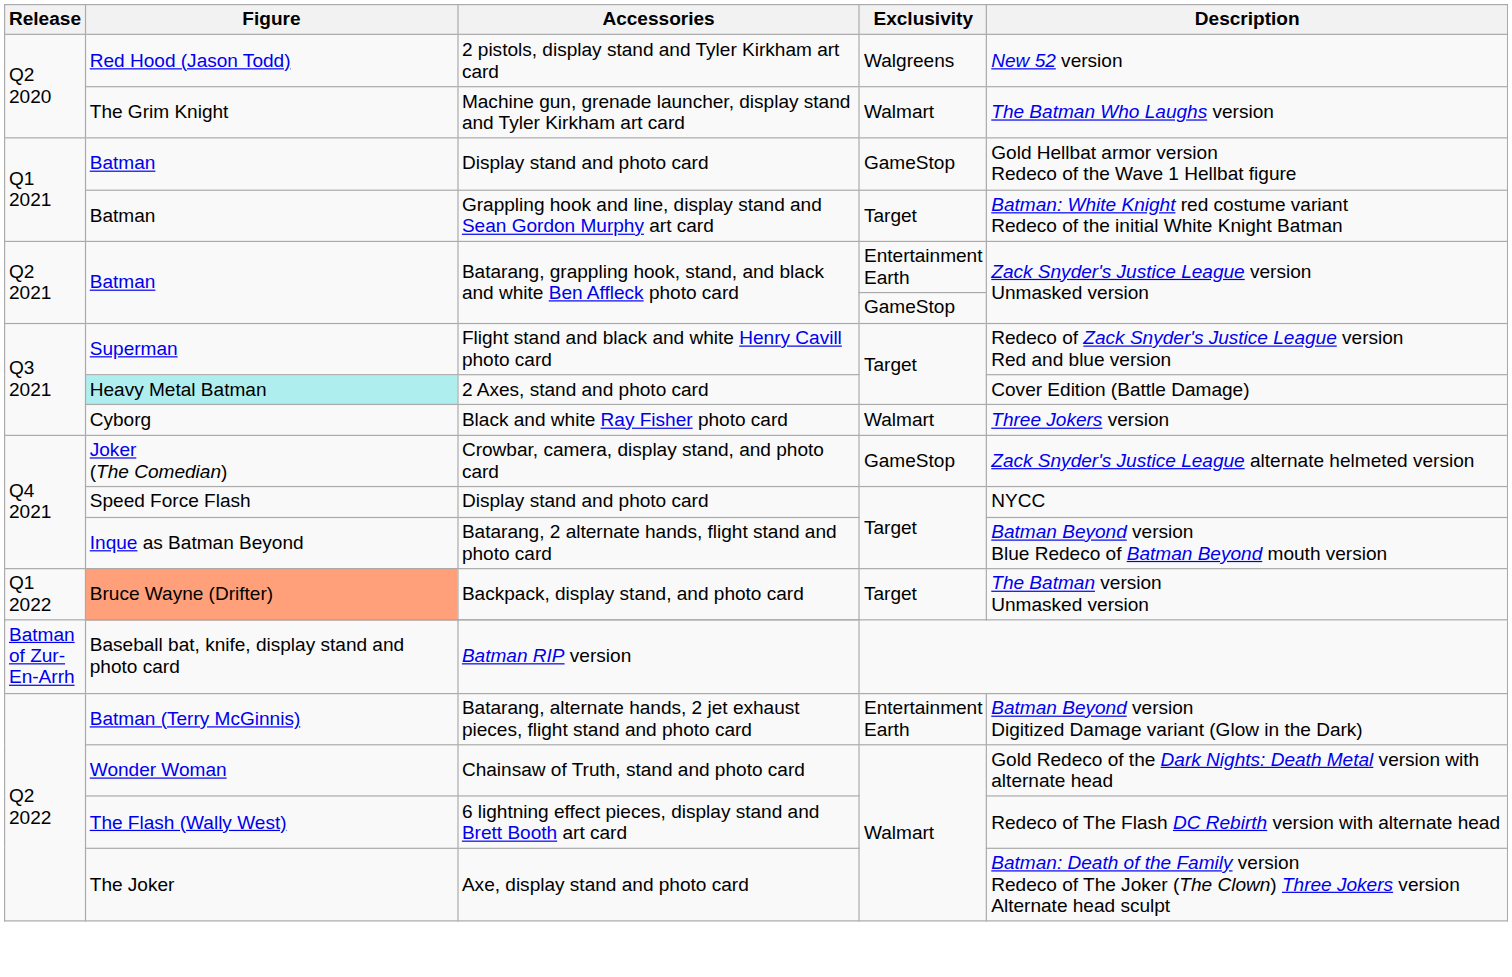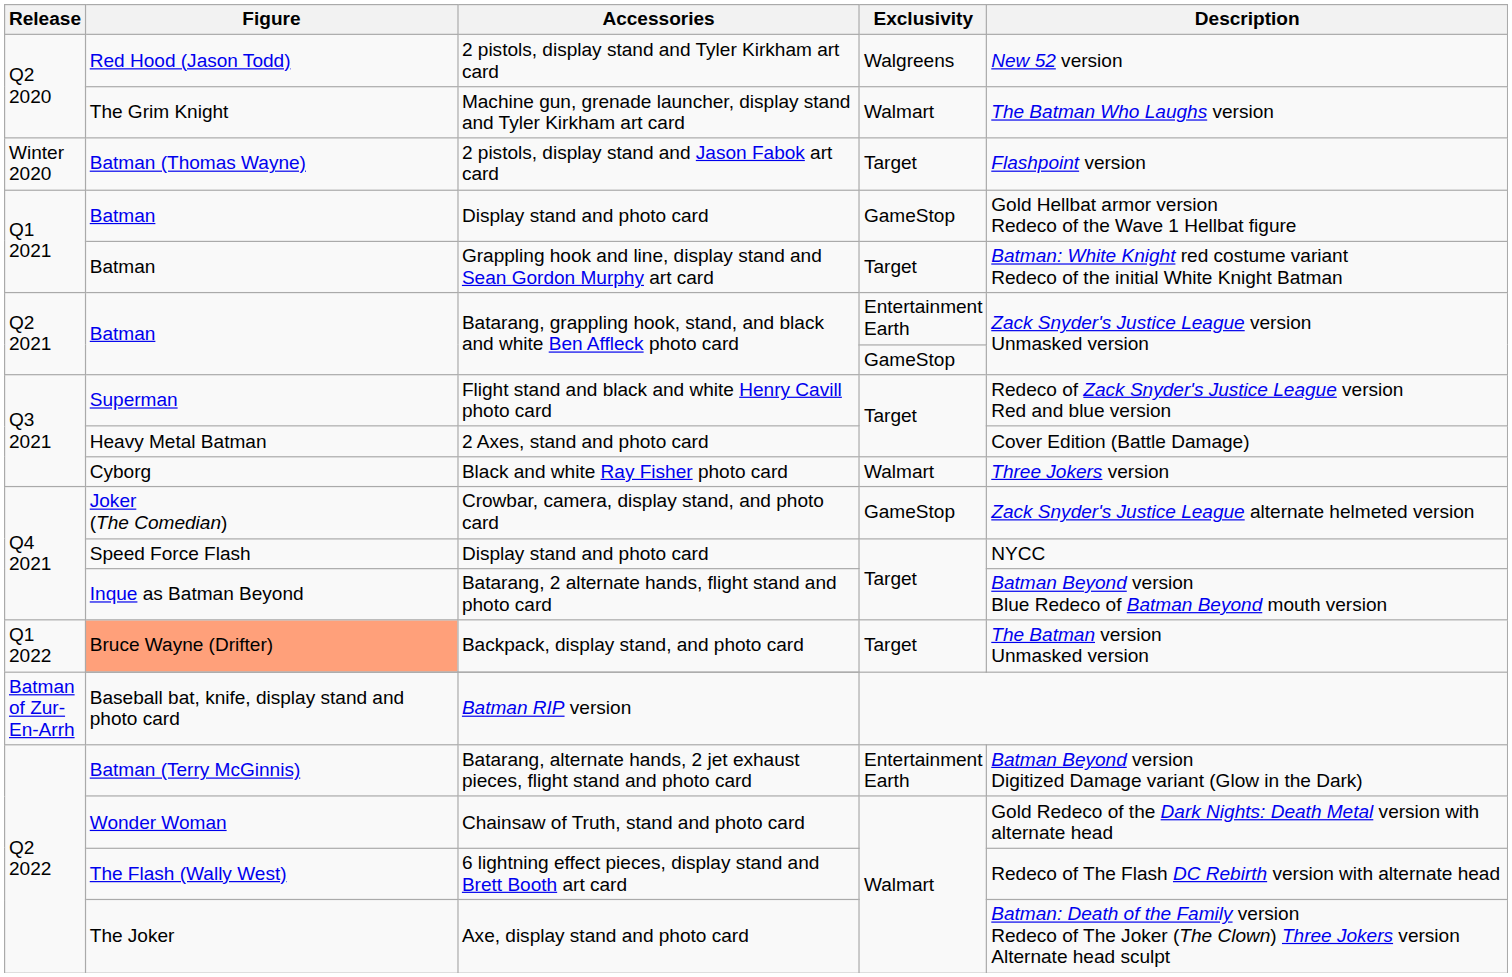+ row: (647, 163)
(178, 389) paleturquoise background -> (178, 441) no background
